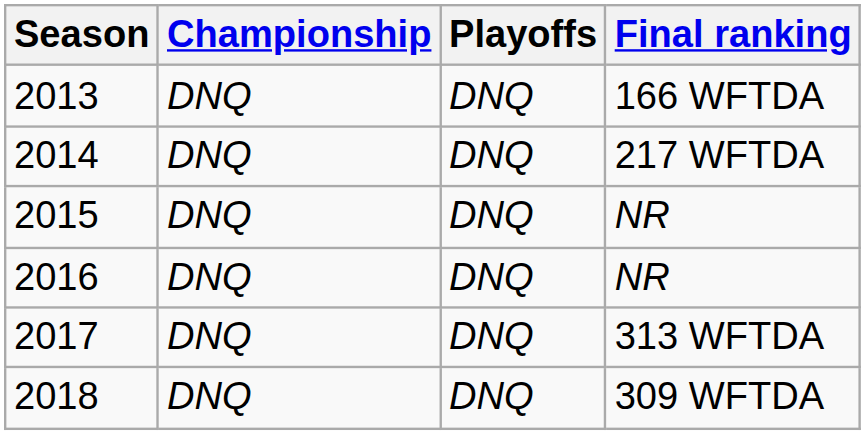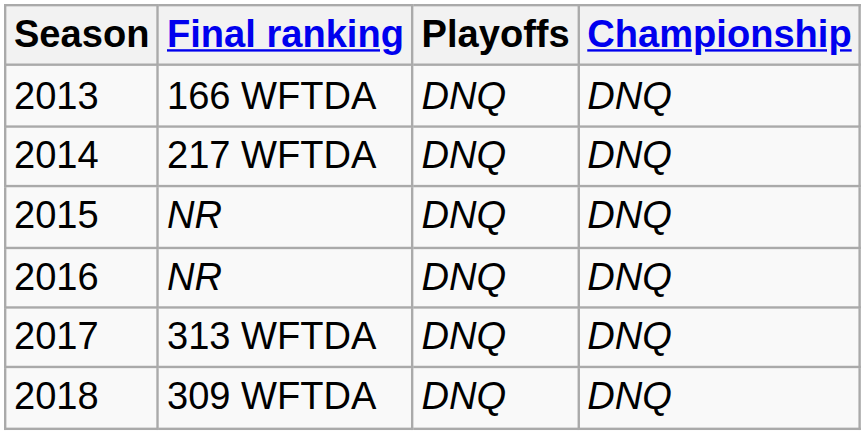columns swapped: (733, 34) <-> (299, 34)
